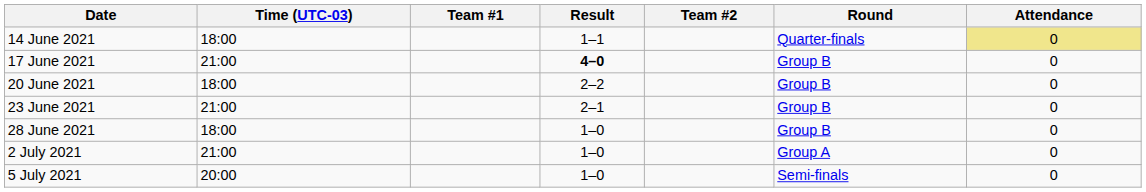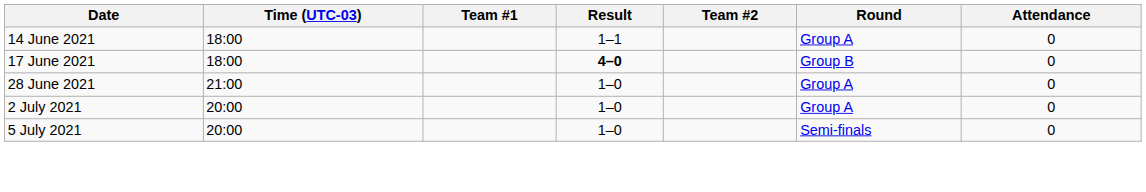(821, 38) Quarter-finals -> (827, 38) Group A
(1054, 38) khaki background -> (1051, 38) no background
(219, 61) 21:00 -> (224, 61) 18:00
- row: (51, 84)
- row: (51, 107)
(219, 130) 18:00 -> (224, 84) 21:00
(804, 130) Group B -> (827, 84) Group A
(219, 152) 21:00 -> (224, 107) 20:00
